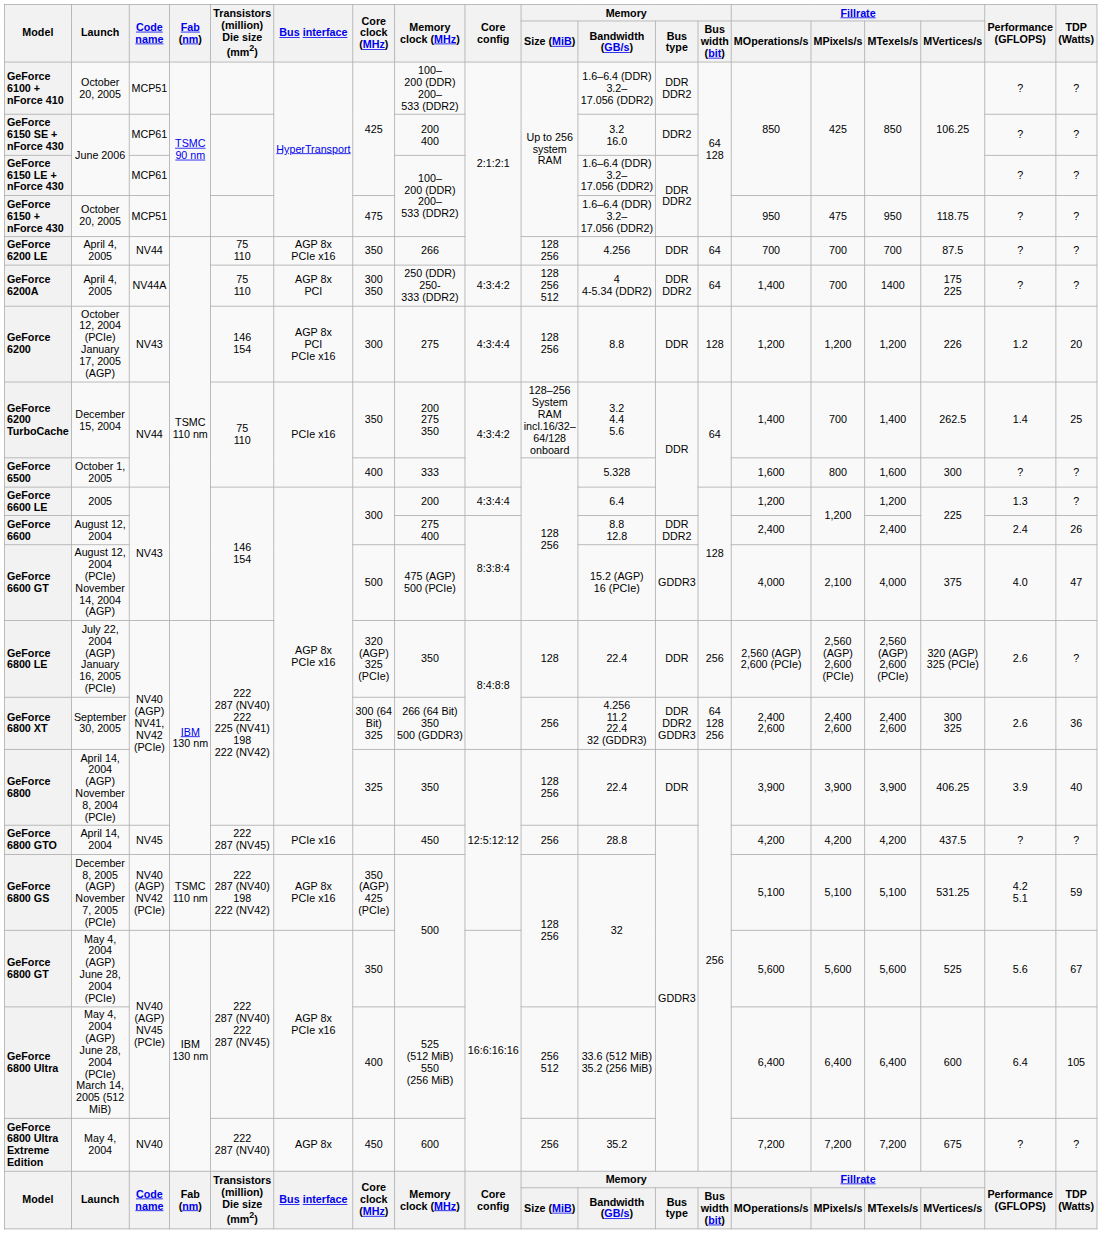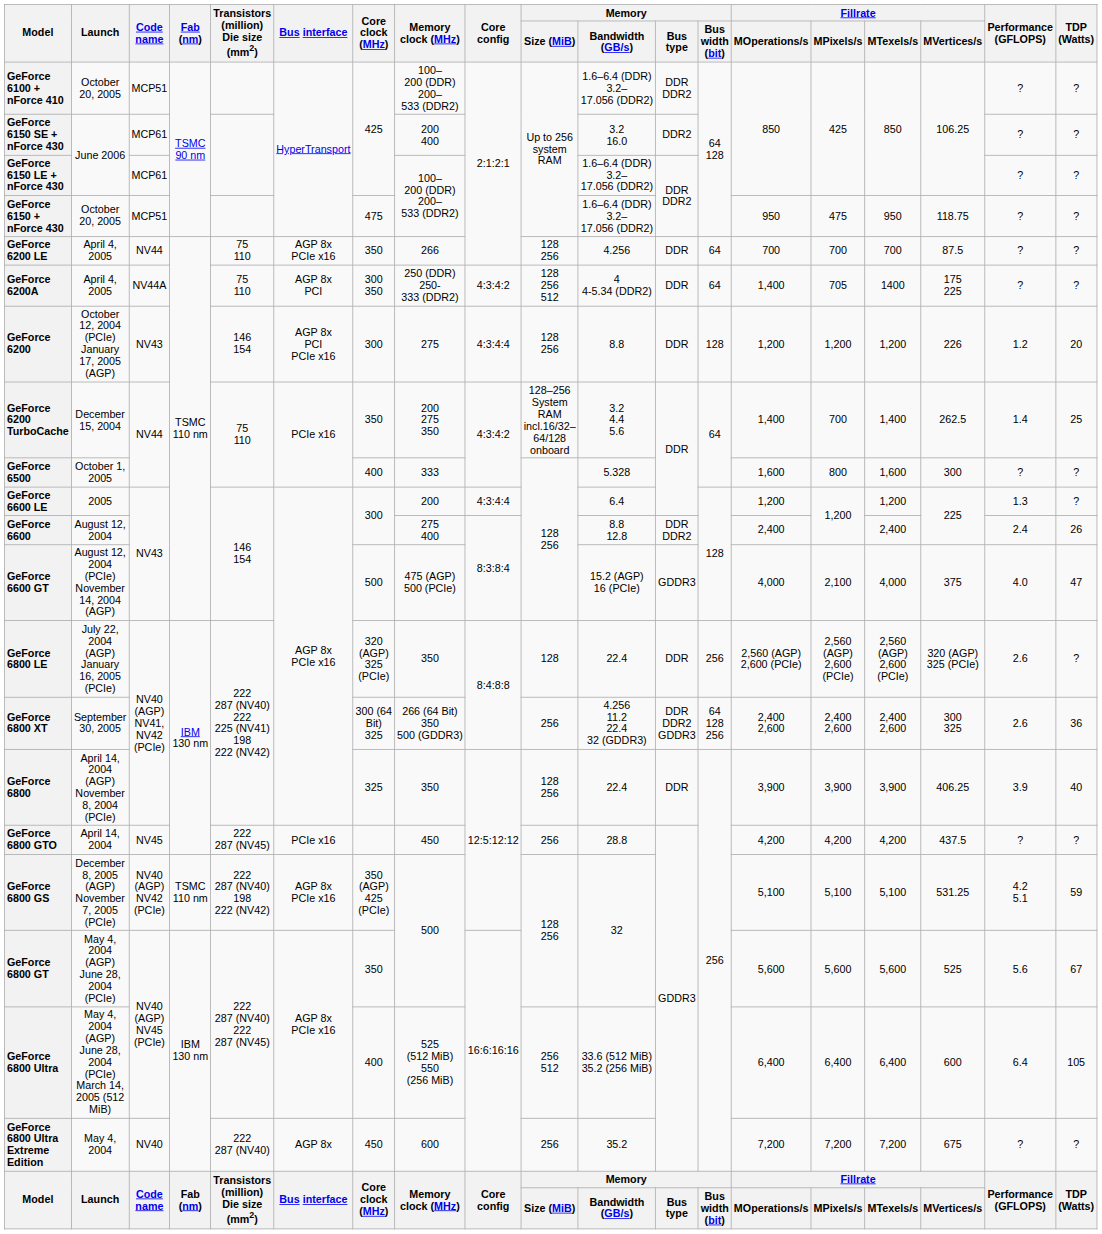(677, 285) DDR DDR2 -> (677, 285) DDR
(838, 285) 700 -> (838, 285) 705
